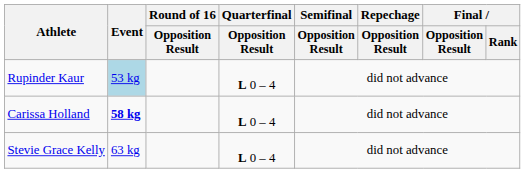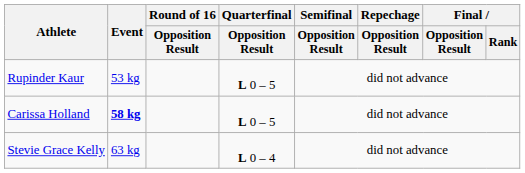(125, 78) lightblue background -> (125, 78) no background
(257, 85) L 0 – 4 -> (257, 85) L 0 – 5
(257, 122) L 0 – 4 -> (257, 122) L 0 – 5
